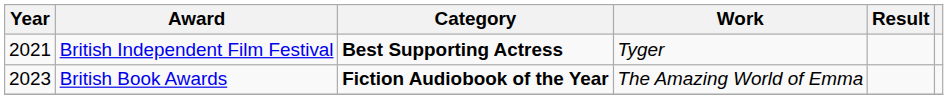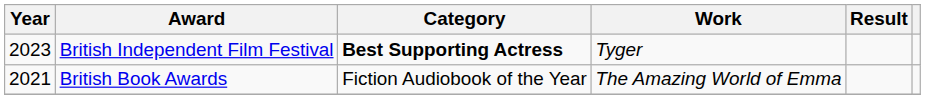(30, 49) 2021 -> (30, 49) 2023
(30, 79) 2023 -> (30, 79) 2021
(475, 79) bold -> (465, 79) normal
